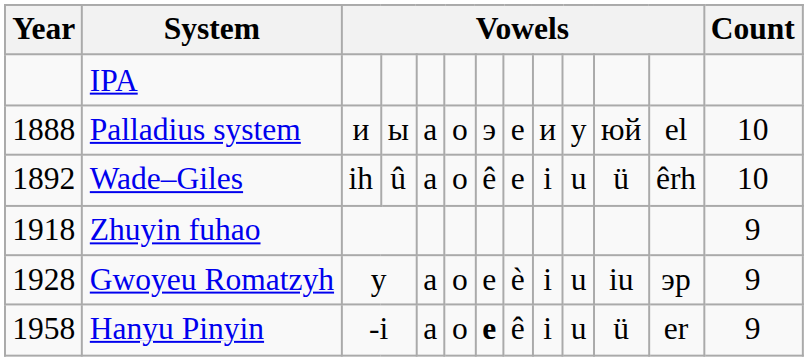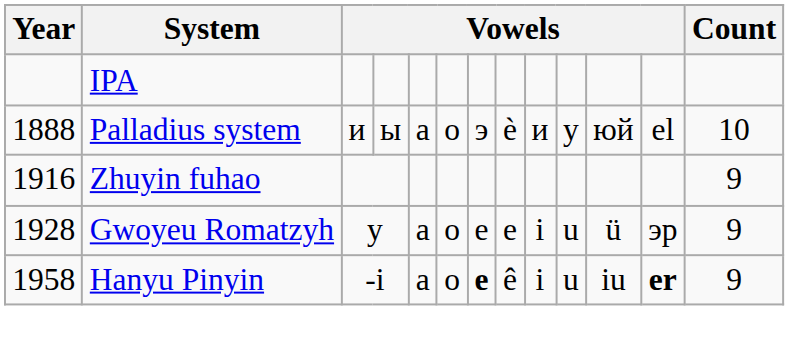(518, 129) е -> (510, 129) è
- row: (166, 179)
(44, 229) 1918 -> (44, 179) 1916
(518, 279) è -> (510, 229) е
(621, 279) iu -> (613, 229) ü
(621, 329) ü -> (613, 279) iu
(676, 329) normal -> (663, 279) bold
